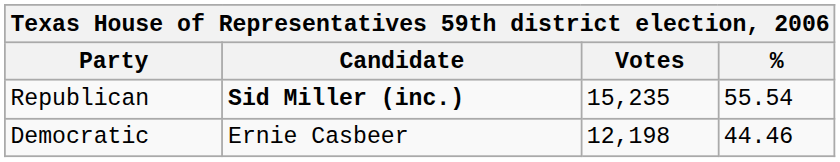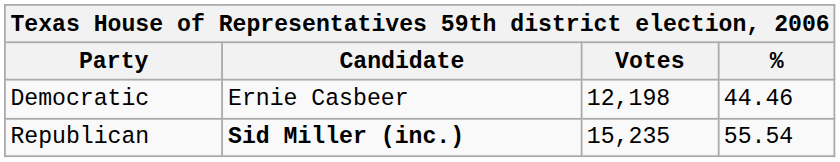rows swapped: (80, 99) <-> (80, 137)
